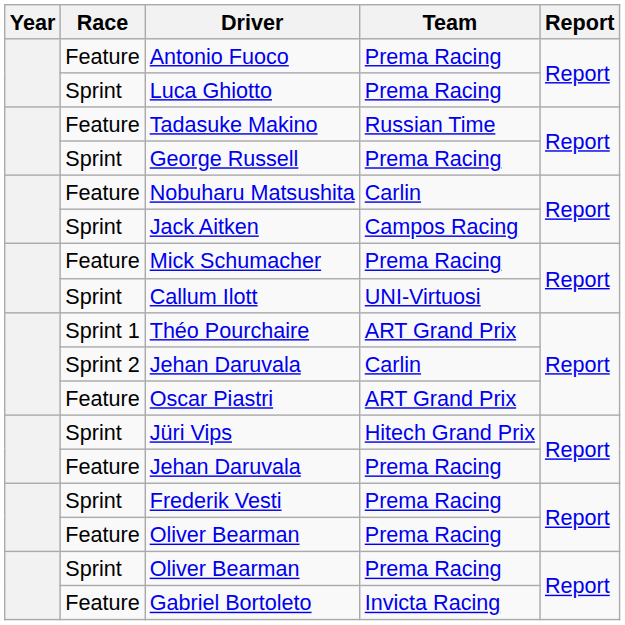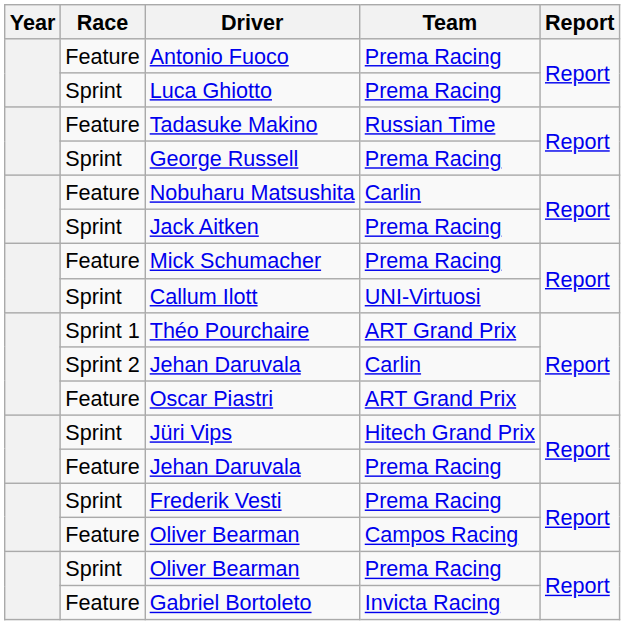(441, 227) Campos Racing -> (433, 227) Prema Racing
(433, 535) Prema Racing -> (441, 535) Campos Racing
